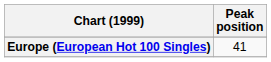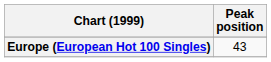(240, 47) 41 -> (240, 47) 43
